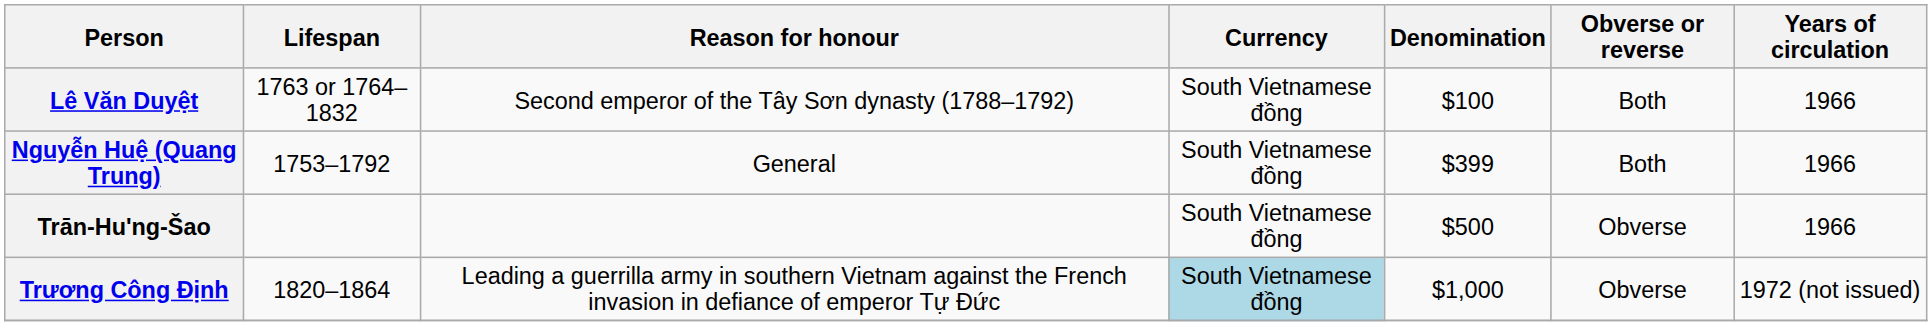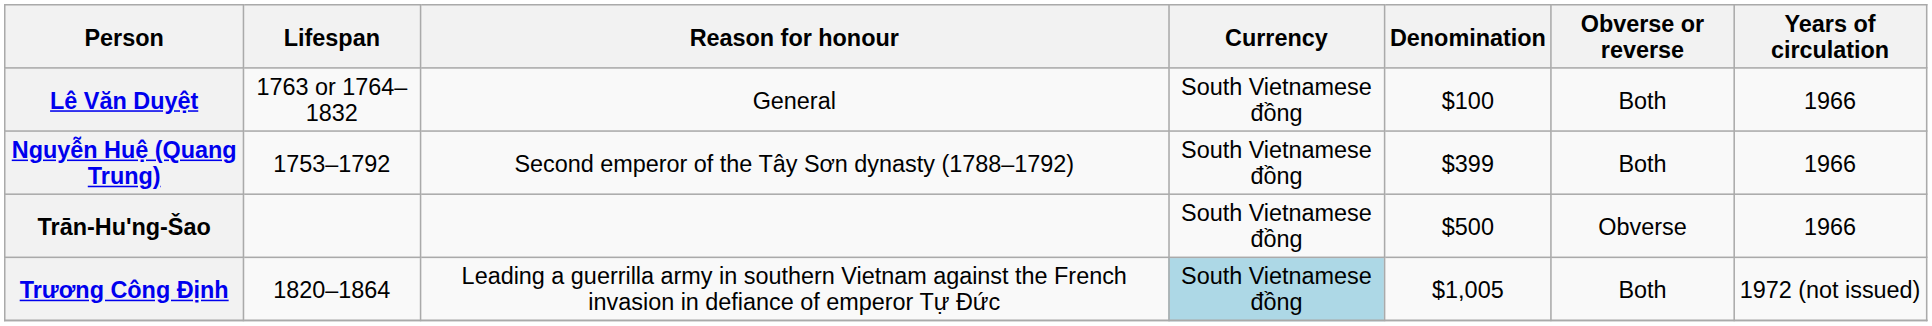(794, 100) Second emperor of the Tây Sơn dynasty (1788–1792) -> (794, 100) General
(794, 163) General -> (794, 163) Second emperor of the Tây Sơn dynasty (1788–1792)
(1468, 290) $1,000 -> (1468, 290) $1,005
(1642, 290) Obverse -> (1642, 290) Both
